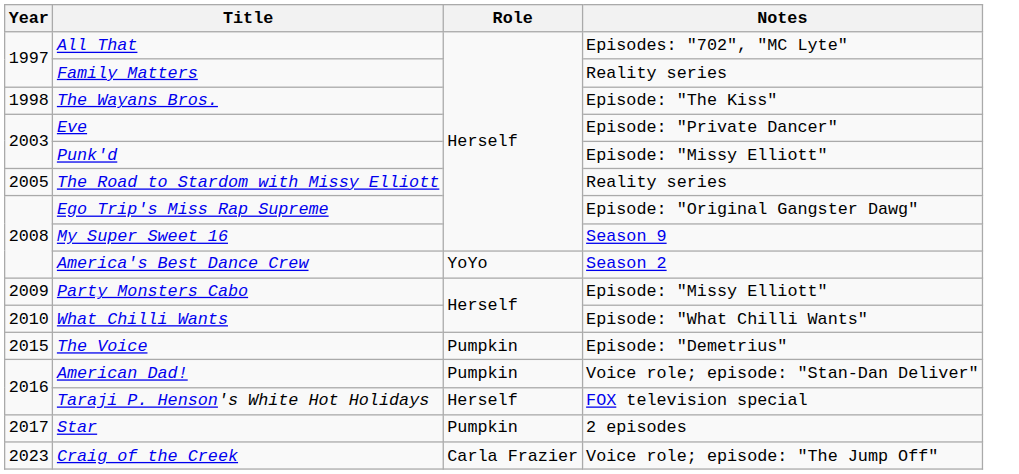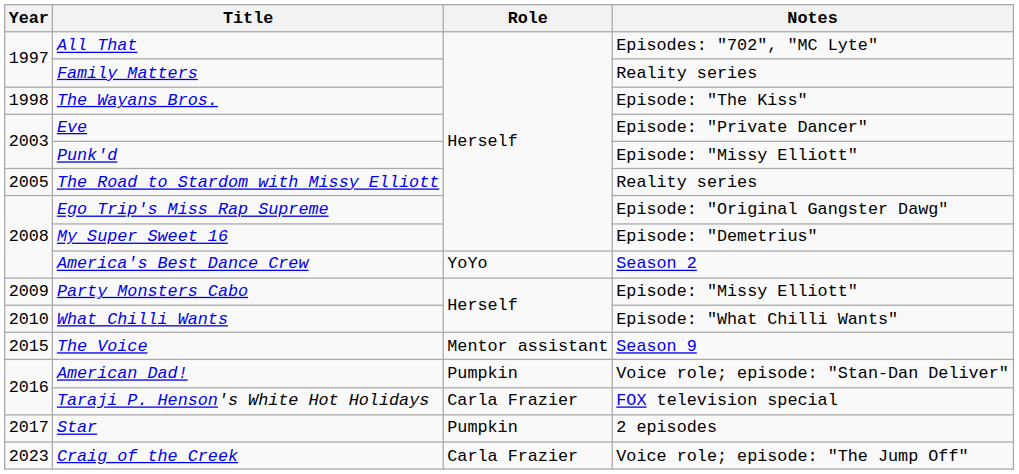(626, 237) Season 9 -> (717, 237) Episode: "Demetrius"
(483, 346) Pumpkin -> (528, 346) Mentor assistant
(687, 346) Episode: "Demetrius" -> (657, 346) Season 9
(483, 401) Herself -> (513, 401) Carla Frazier
